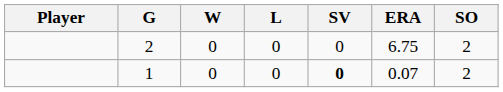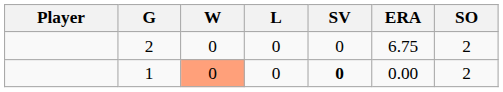(213, 73) no background -> (213, 73) lightsalmon background
(403, 73) 0.07 -> (403, 73) 0.00
